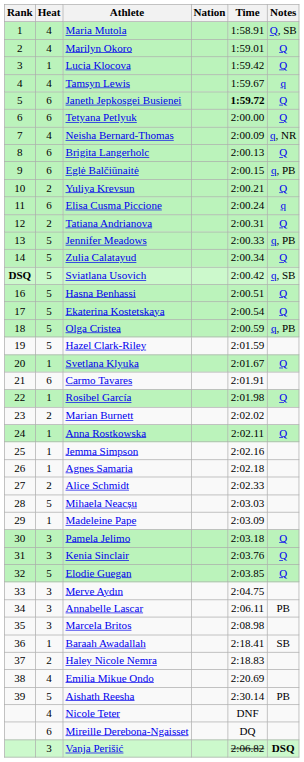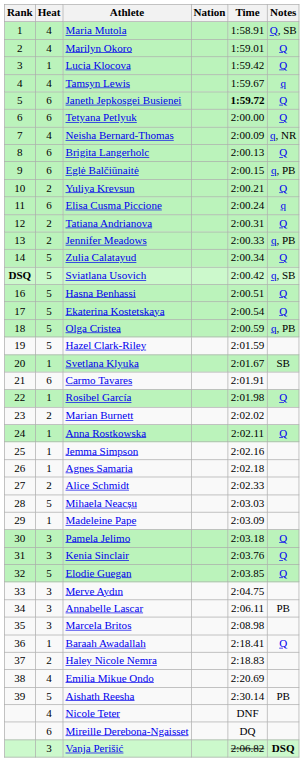(49, 240) 5 -> (49, 240) 2
(283, 363) Q -> (283, 363) SB
(283, 643) SB -> (283, 643) Q
